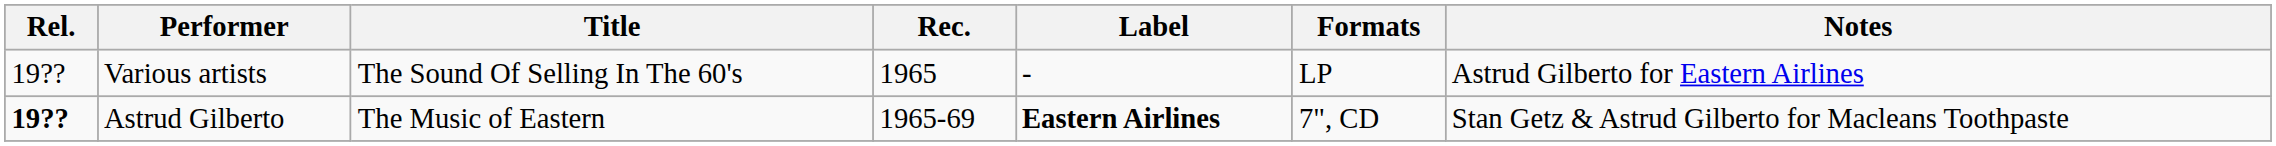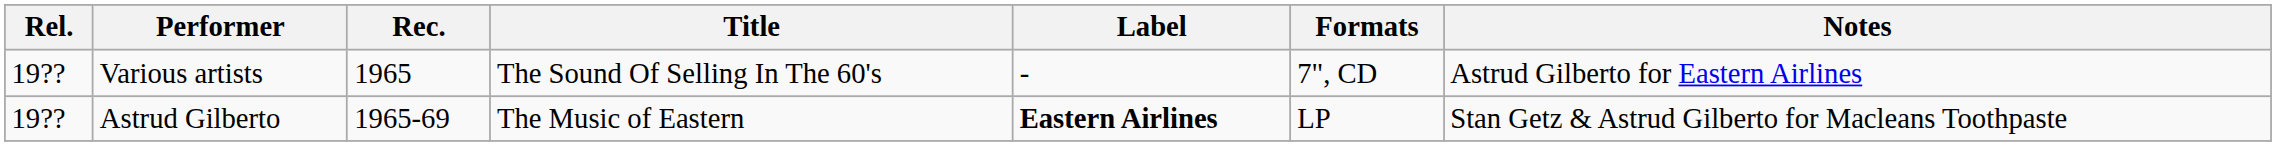columns swapped: (612, 27) <-> (944, 27)
(1316, 72) LP -> (1337, 72) 7", CD
(40, 118) bold -> (39, 118) normal
(1339, 118) 7", CD -> (1314, 118) LP
